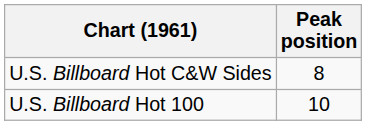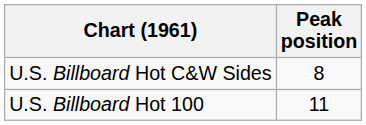(319, 104) 10 -> (319, 104) 11
